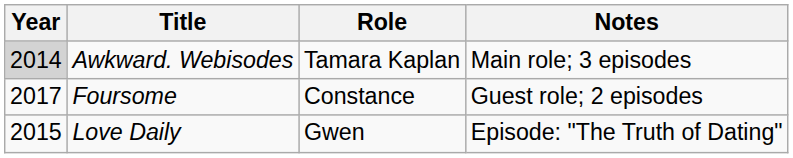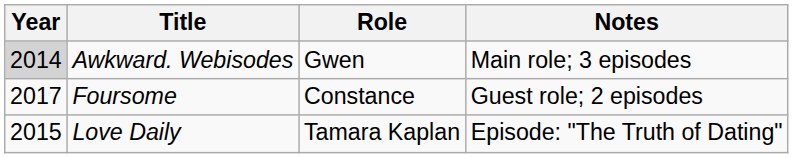(382, 59) Tamara Kaplan -> (334, 59) Gwen
(334, 133) Gwen -> (382, 133) Tamara Kaplan
